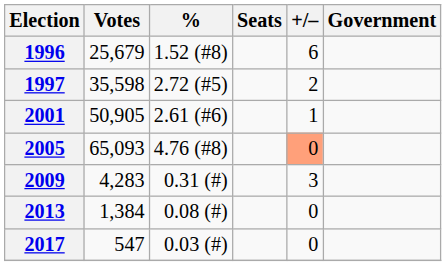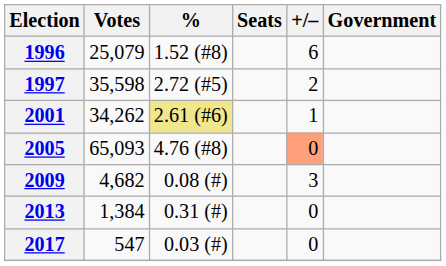(117, 52) 25,679 -> (117, 52) 25,079
(117, 116) 50,905 -> (117, 116) 34,262
(191, 116) no background -> (191, 116) khaki background
(122, 180) 4,283 -> (122, 180) 4,682
(196, 180) 0.31 (#) -> (196, 180) 0.08 (#)
(196, 212) 0.08 (#) -> (196, 212) 0.31 (#)
